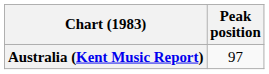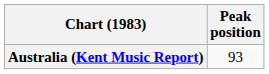(235, 56) 97 -> (235, 56) 93
